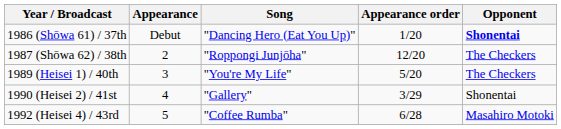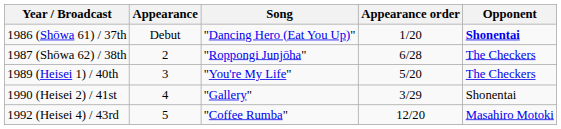(411, 54) 12/20 -> (411, 54) 6/28
(411, 114) 6/28 -> (411, 114) 12/20
